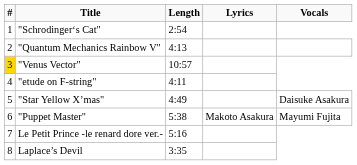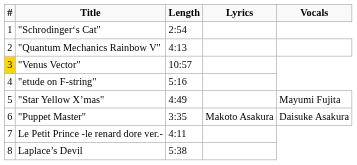(177, 82) 4:11 -> (178, 82) 5:16
(314, 99) Daisuke Asakura -> (310, 99) Mayumi Fujita
(178, 116) 5:38 -> (178, 116) 3:35
(310, 116) Mayumi Fujita -> (314, 116) Daisuke Asakura
(178, 134) 5:16 -> (177, 134) 4:11
(178, 151) 3:35 -> (178, 151) 5:38
